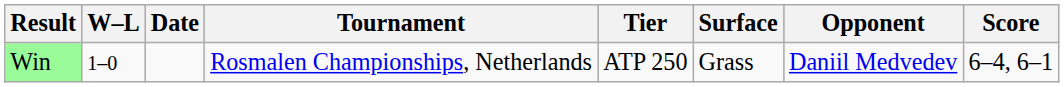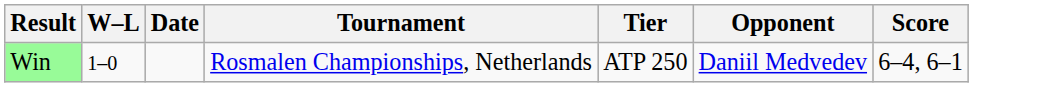- column: (738, 23)
